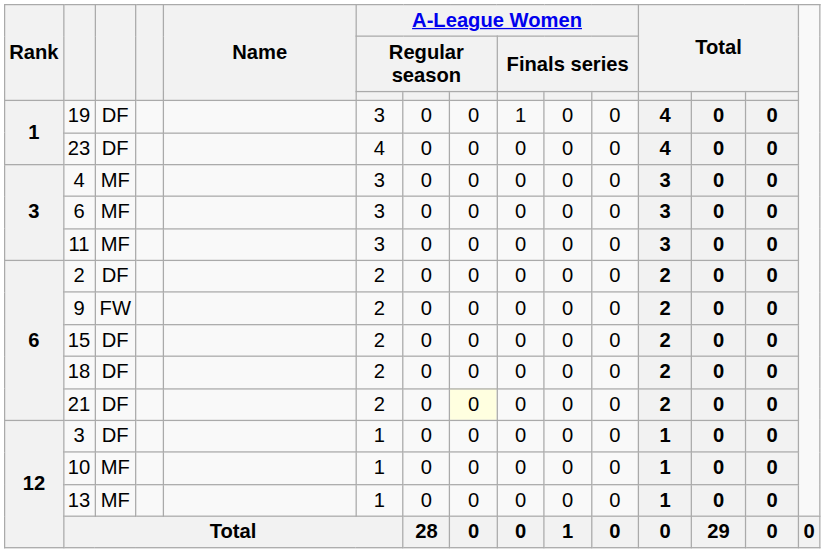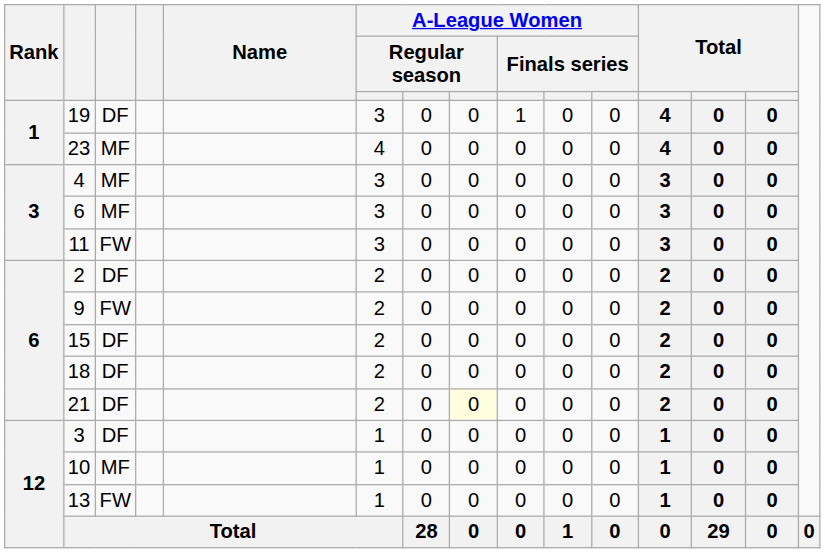(115, 148) DF -> (115, 148) MF
(115, 244) MF -> (115, 244) FW
(115, 500) MF -> (115, 500) FW
